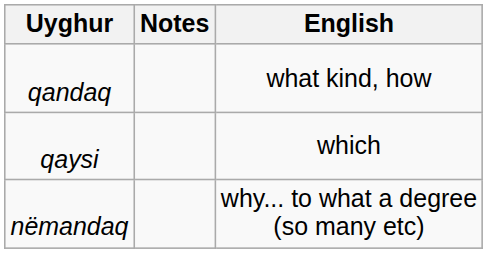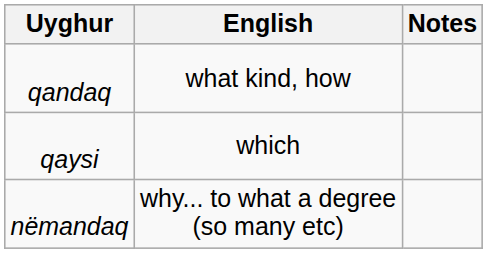columns swapped: (349, 24) <-> (175, 24)
